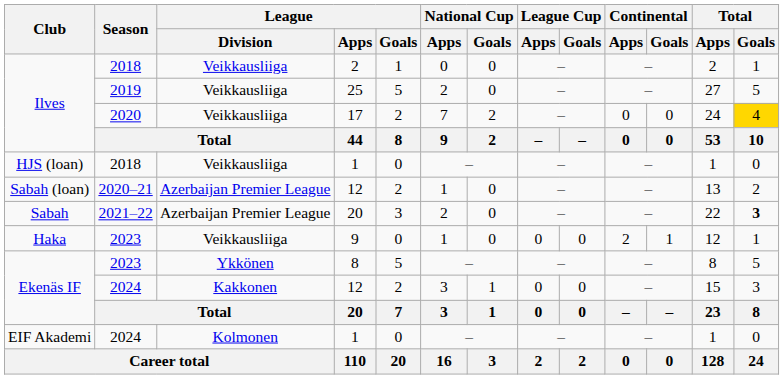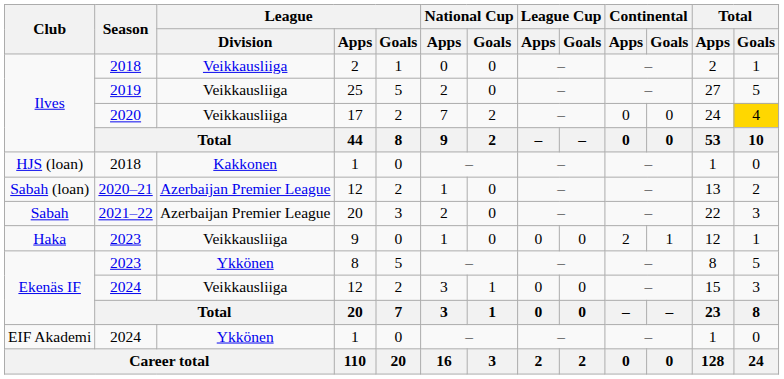(245, 164) Veikkausliiga -> (245, 164) Kakkonen
(756, 213) bold -> (756, 213) normal
(245, 287) Kakkonen -> (245, 287) Veikkausliiga
(245, 336) Kolmonen -> (245, 336) Ykkönen
